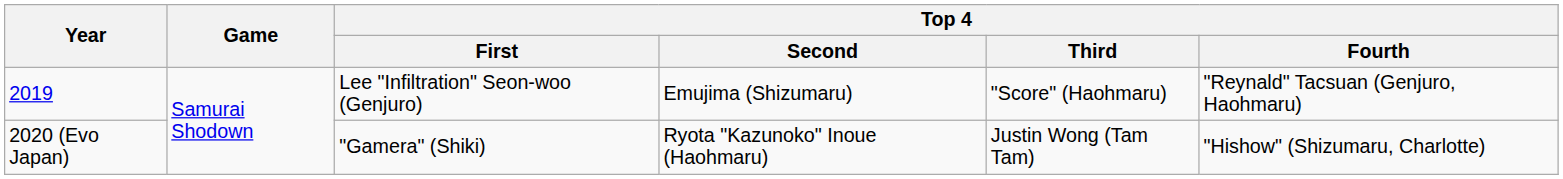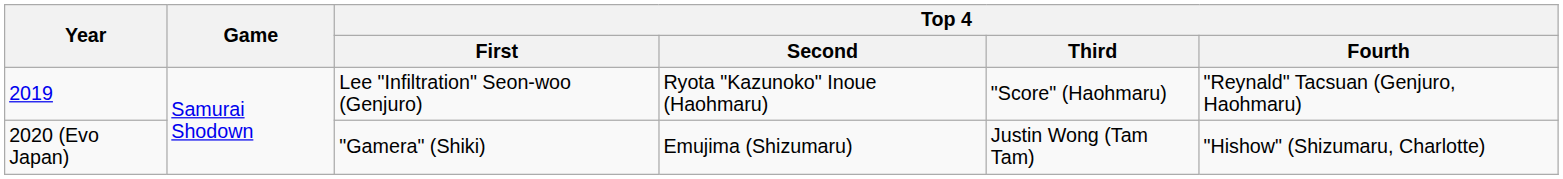(758, 93) Emujima (Shizumaru) -> (770, 93) Ryota "Kazunoko" Inoue (Haohmaru)
(770, 146) Ryota "Kazunoko" Inoue (Haohmaru) -> (758, 146) Emujima (Shizumaru)
